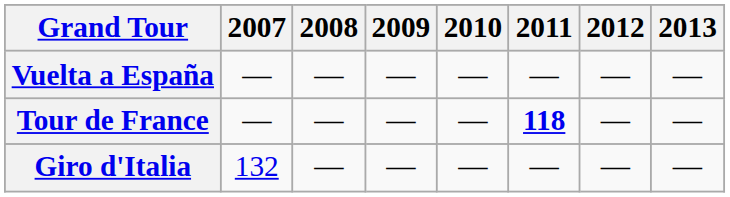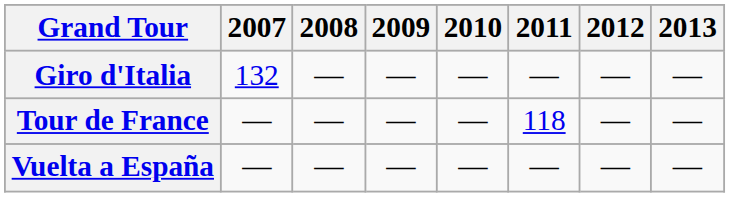rows swapped: (113, 167) <-> (113, 74)
(544, 120) bold -> (544, 120) normal
